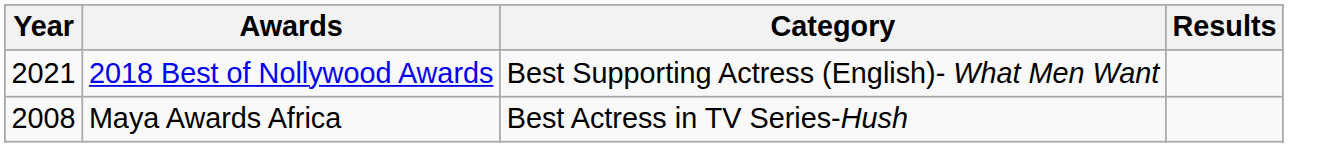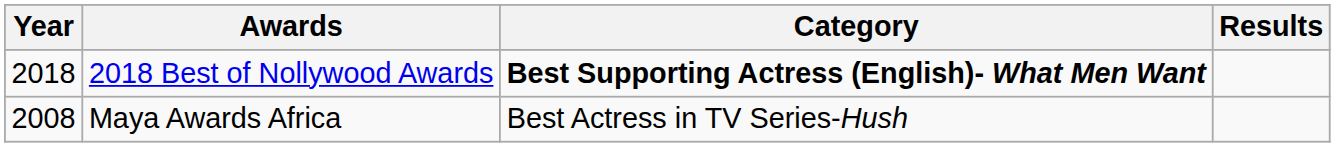(44, 73) 2021 -> (44, 73) 2018
(833, 73) normal -> (856, 73) bold
